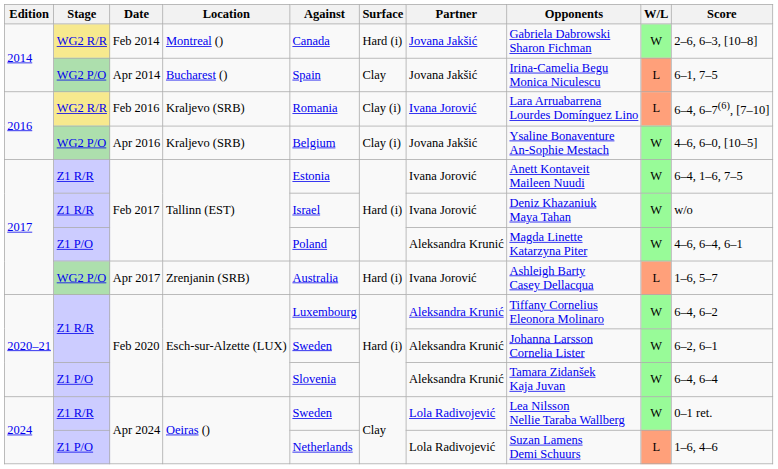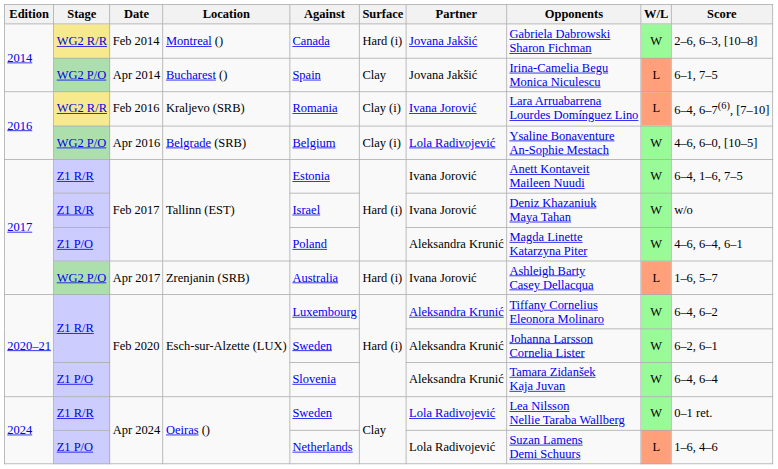(205, 142) Kraljevo (SRB) -> (206, 142) Belgrade (SRB)
(443, 142) Jovana Jakšić -> (452, 142) Lola Radivojević
